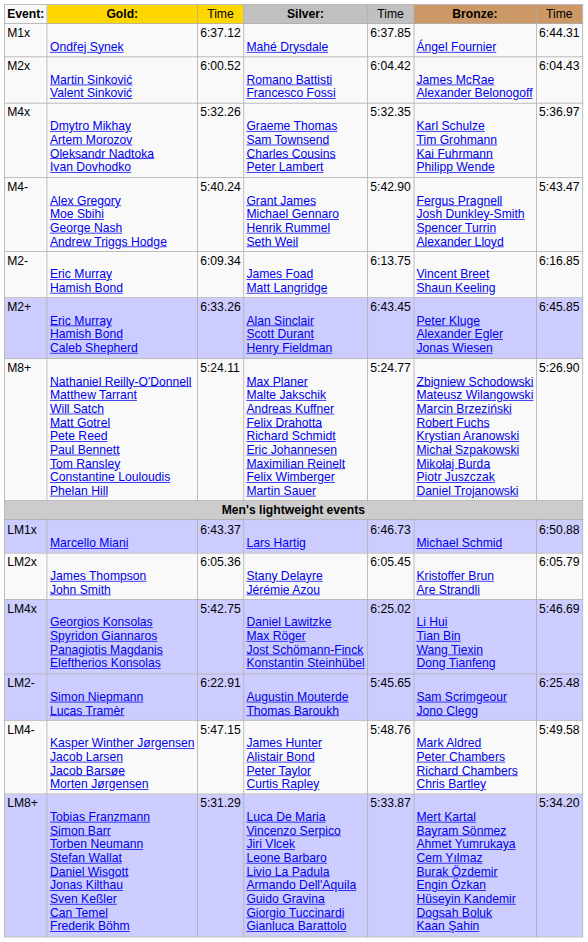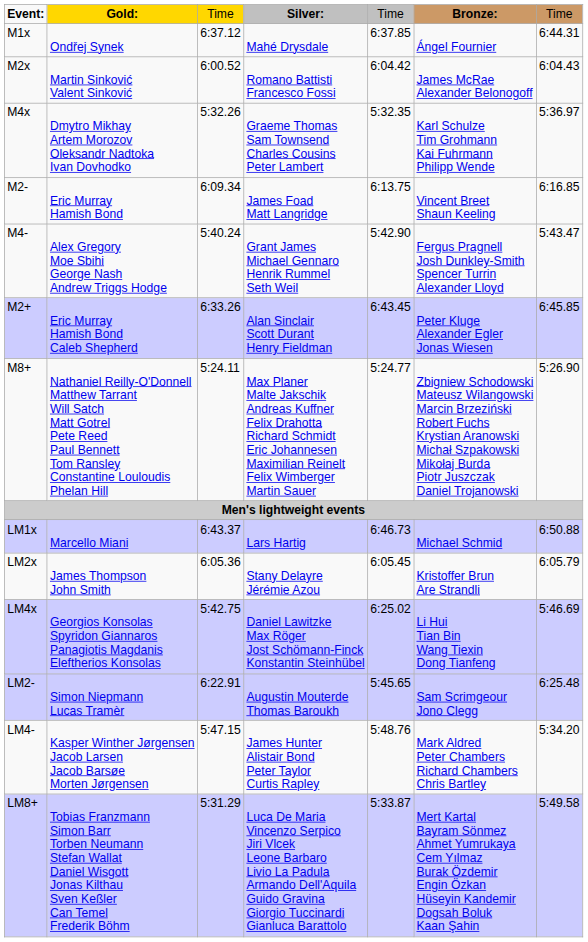rows swapped: (18, 261) <-> (18, 187)
(559, 729) 5:49.58 -> (559, 729) 5:34.20
(559, 803) 5:34.20 -> (559, 803) 5:49.58
